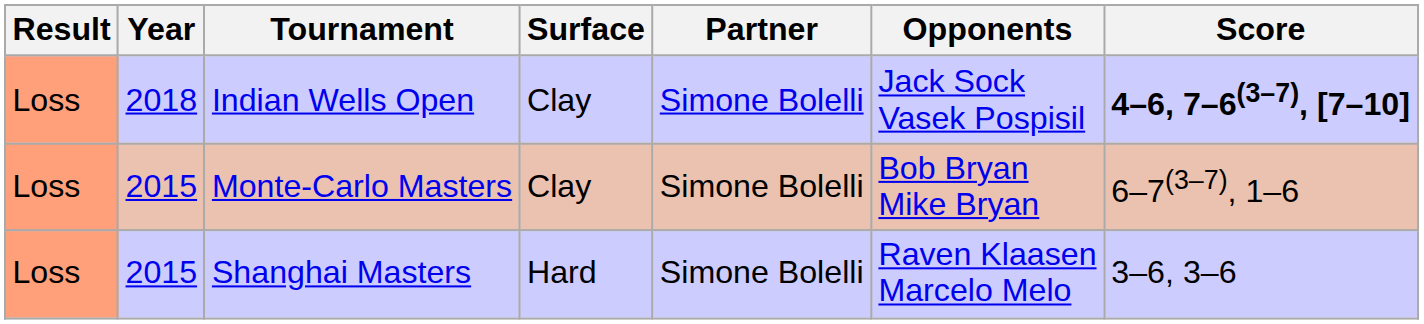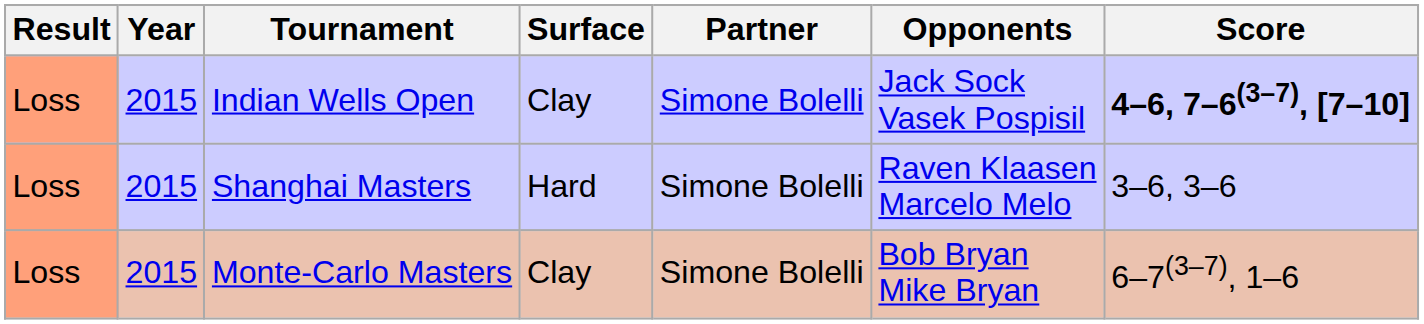(161, 99) 2018 -> (161, 99) 2015
rows swapped: (362, 186) <-> (342, 273)
